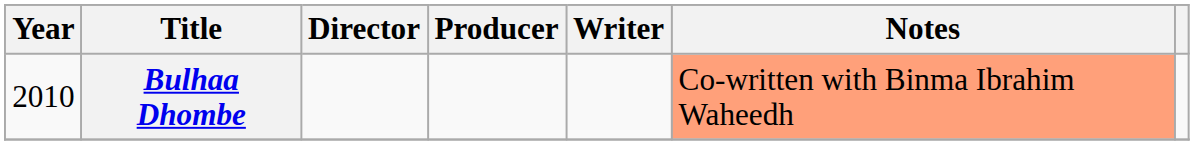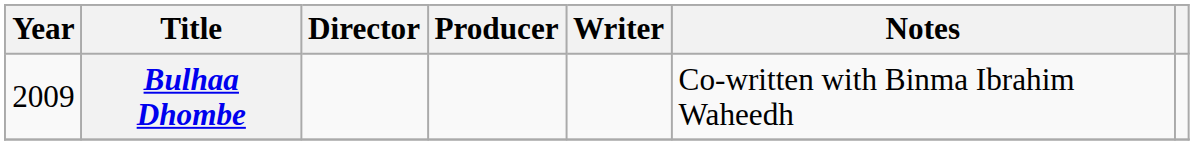(43, 96) 2010 -> (43, 96) 2009
(877, 96) lightsalmon background -> (877, 96) no background
